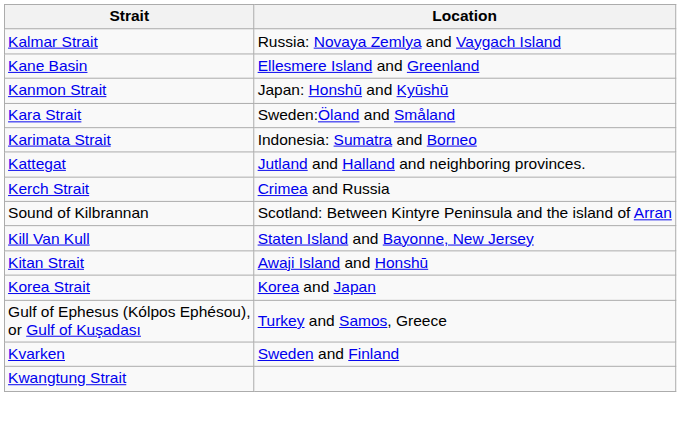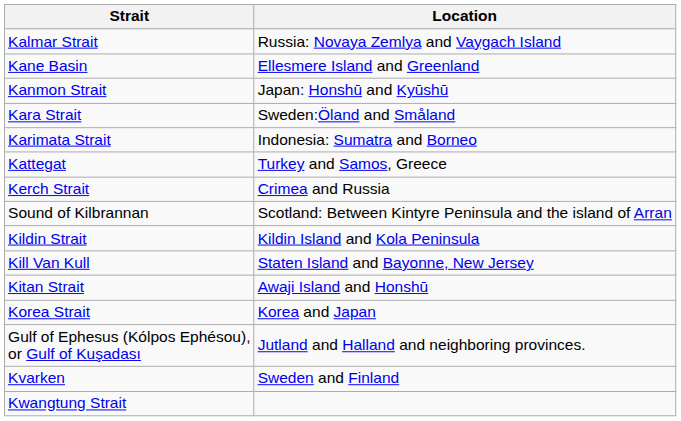(422, 164) Jutland and Halland and neighboring provinces. -> (352, 164) Turkey and Samos, Greece
+ row: (47, 238)
(352, 320) Turkey and Samos, Greece -> (422, 345) Jutland and Halland and neighboring provinces.
